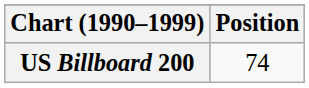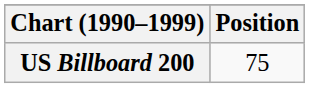(257, 62) 74 -> (257, 62) 75
